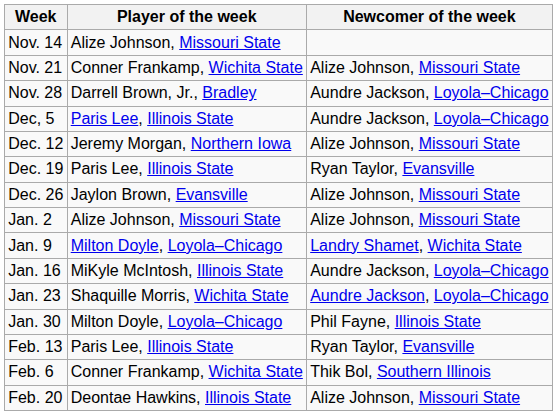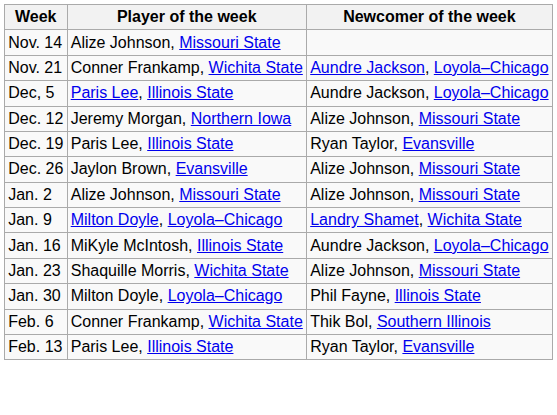(415, 67) Alize Johnson, Missouri State -> (429, 67) Aundre Jackson, Loyola–Chicago
- row: (35, 93)
(429, 296) Aundre Jackson, Loyola–Chicago -> (415, 270) Alize Johnson, Missouri State
rows swapped: (31, 372) <-> (35, 347)
- row: (35, 397)
